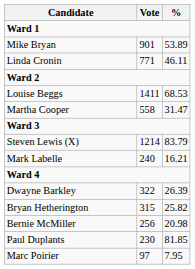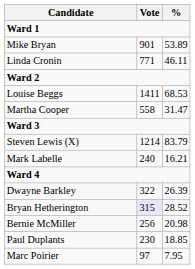(147, 207) no background -> (147, 207) lavender background
(176, 207) 25.82 -> (176, 207) 28.52
(176, 239) 81.85 -> (176, 239) 18.85
